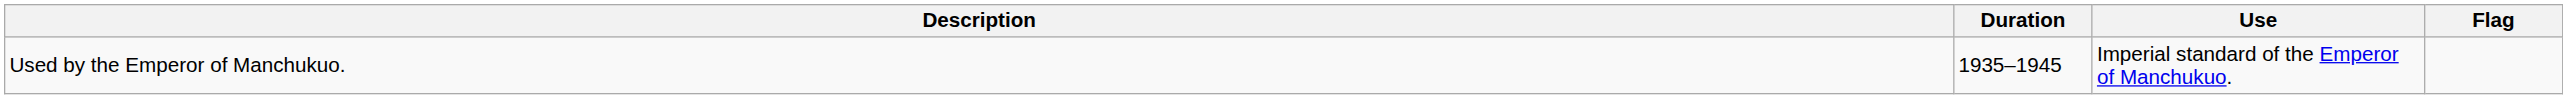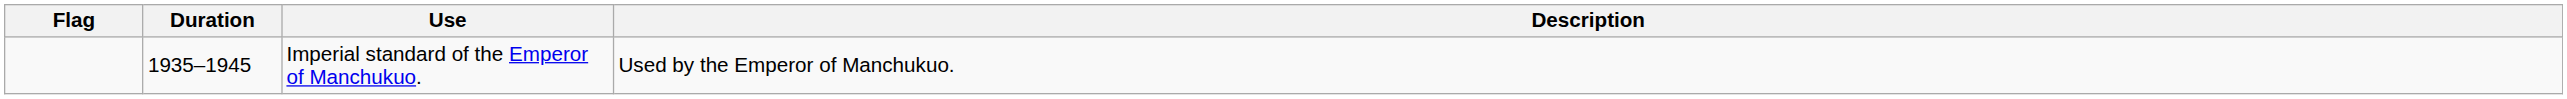columns swapped: (2493, 20) <-> (979, 20)
